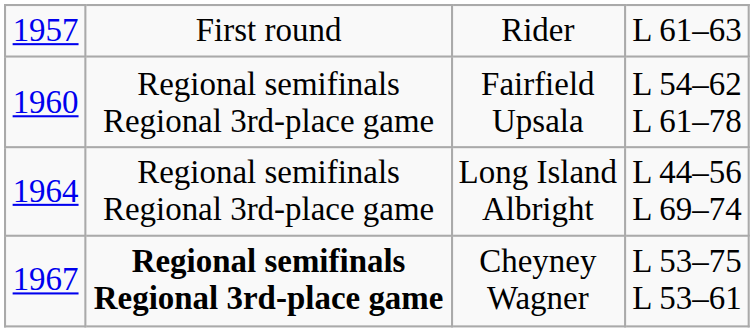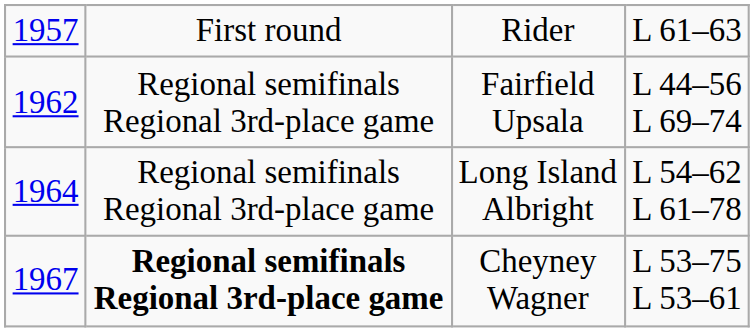(46, 101) 1960 -> (46, 101) 1962
(687, 101) L 54–62 L 61–78 -> (687, 101) L 44–56 L 69–74
(687, 190) L 44–56 L 69–74 -> (687, 190) L 54–62 L 61–78
